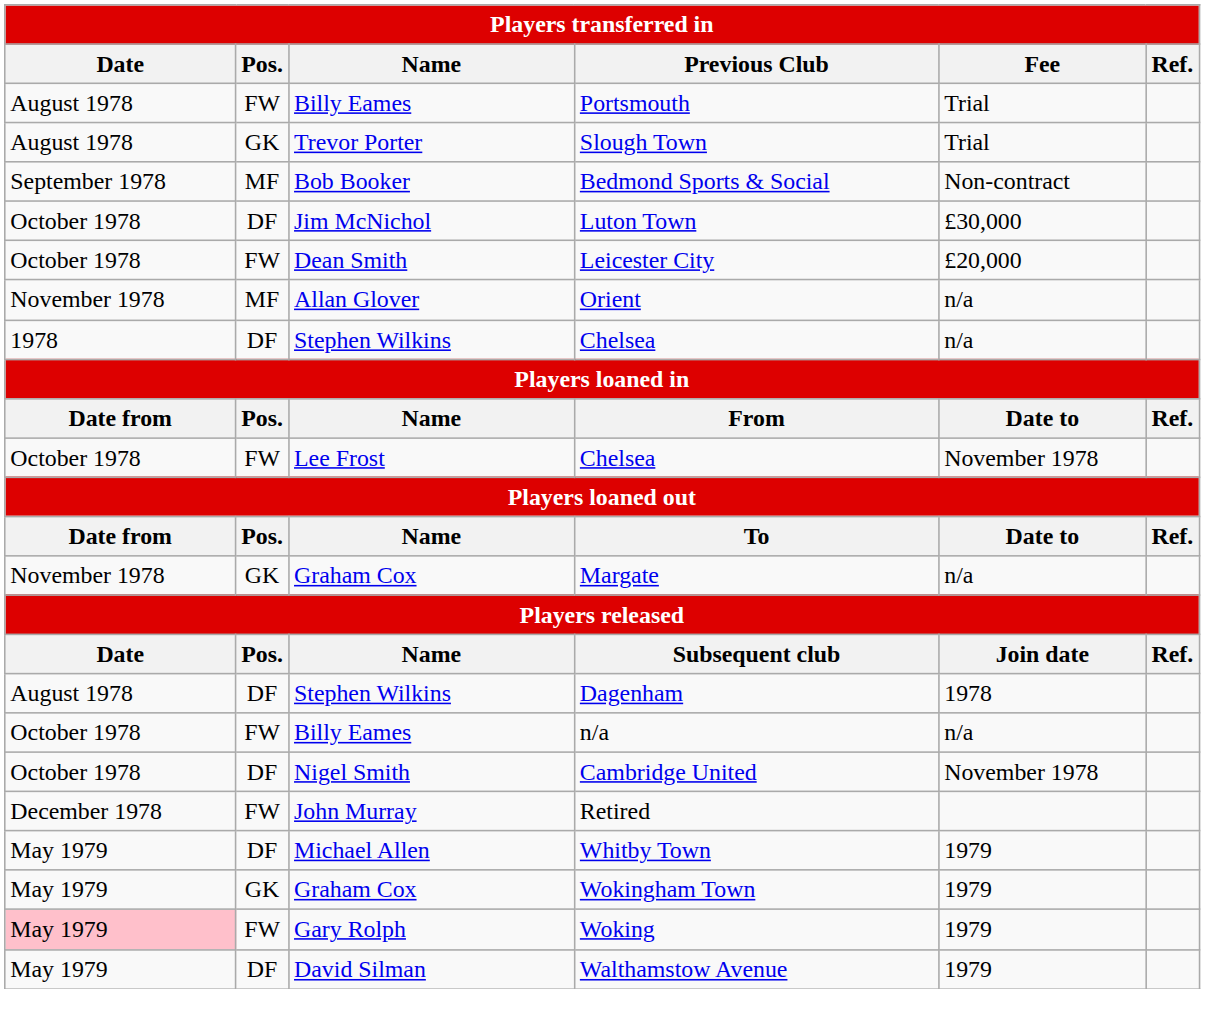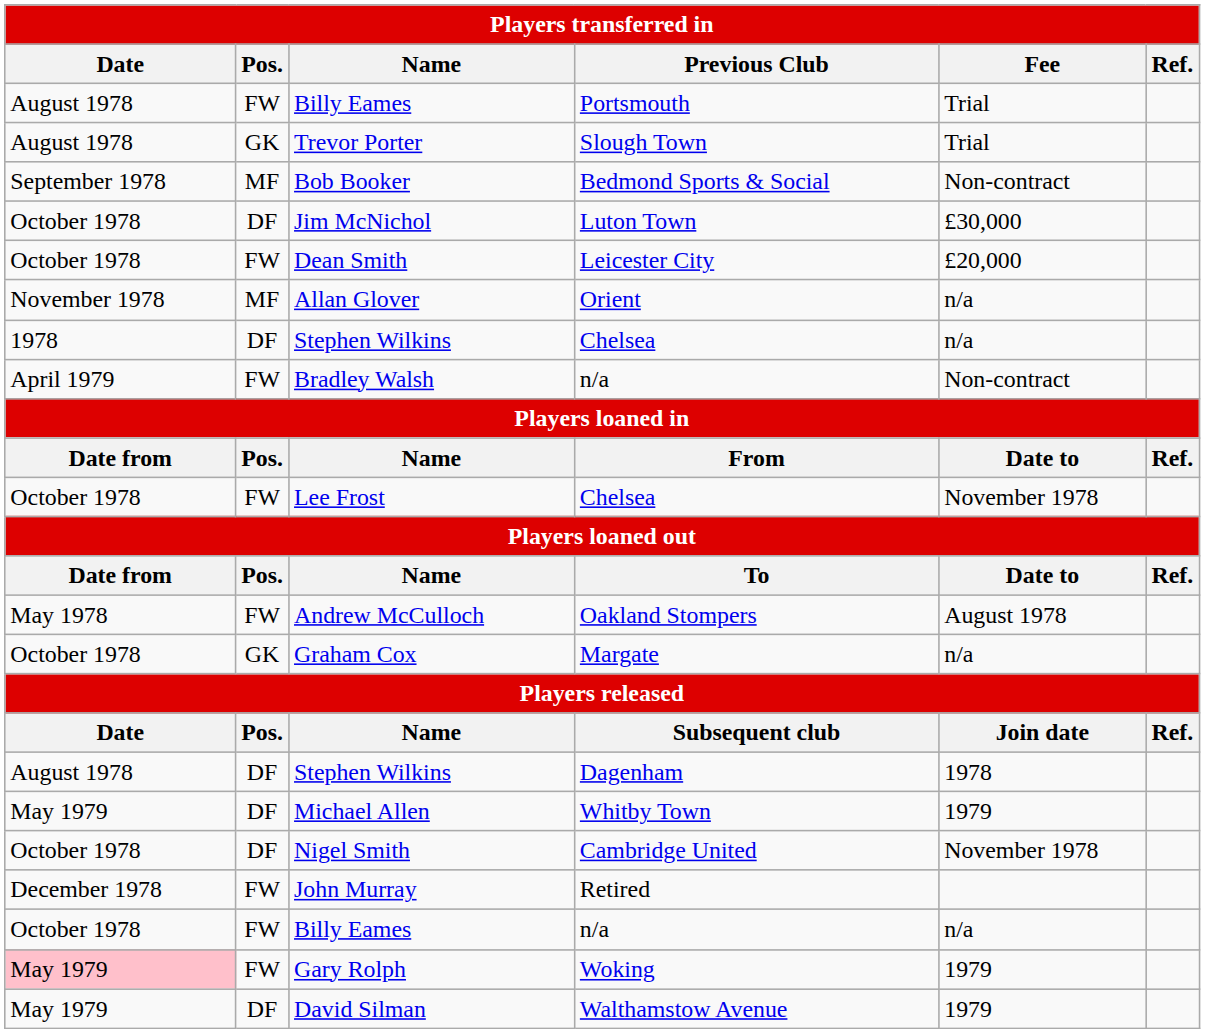+ row: (364, 378)
+ row: (389, 614)
(87, 575) November 1978 -> (76, 653) October 1978
rows swapped: (353, 732) <-> (362, 850)
- row: (355, 890)
